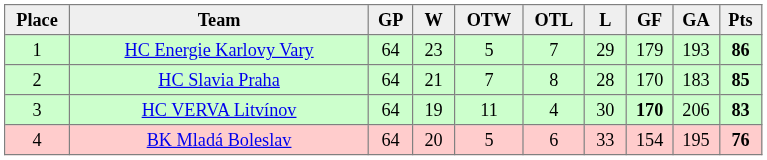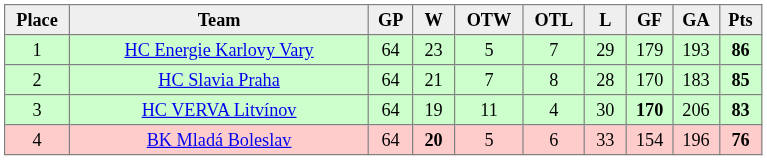(434, 139) normal -> (434, 139) bold
(696, 139) 195 -> (696, 139) 196
